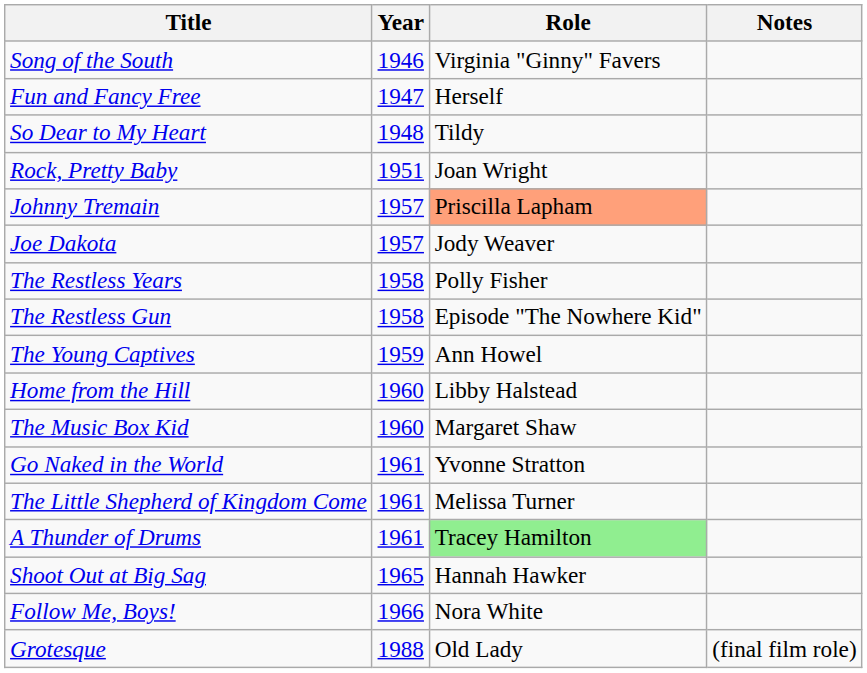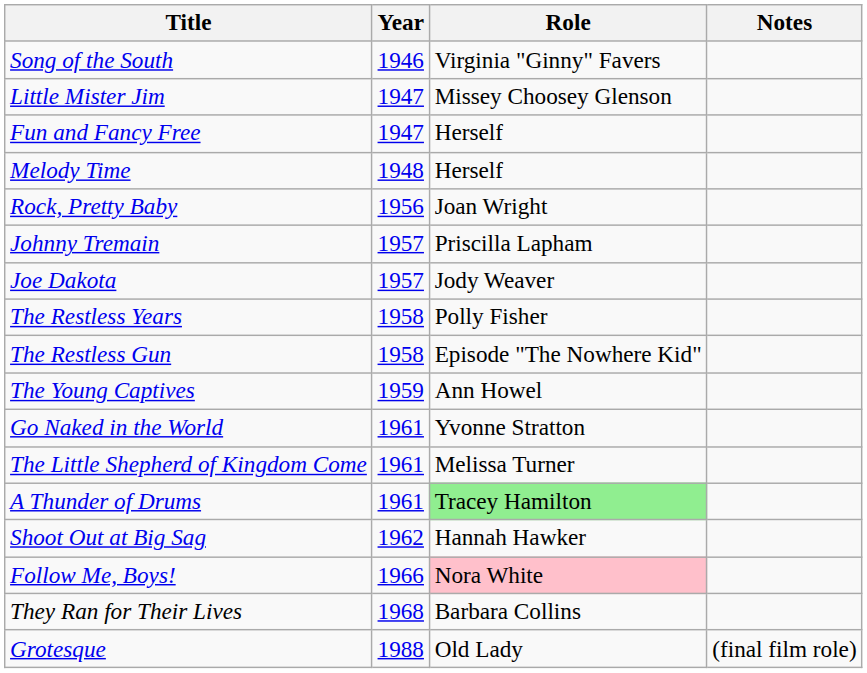+ row: (87, 96)
+ row: (70, 170)
- row: (108, 133)
(401, 170) 1951 -> (401, 206) 1956
(514, 206) lightsalmon background -> (514, 243) no background
- row: (100, 390)
- row: (99, 427)
(401, 574) 1965 -> (401, 538) 1962
(489, 611) no background -> (489, 574) pink background
+ row: (126, 611)
